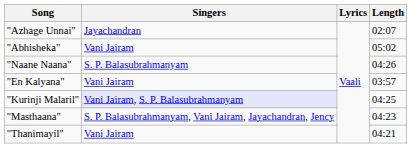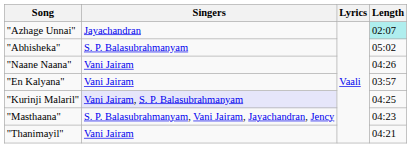(384, 30) no background -> (384, 30) paleturquoise background
(109, 47) Vani Jairam -> (136, 47) S. P. Balasubrahmanyam
(136, 65) S. P. Balasubrahmanyam -> (109, 65) Vani Jairam
